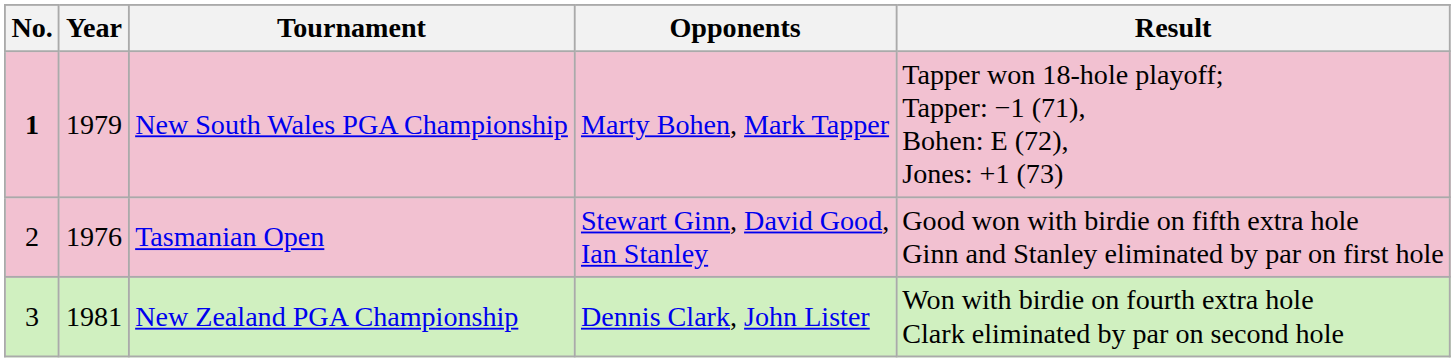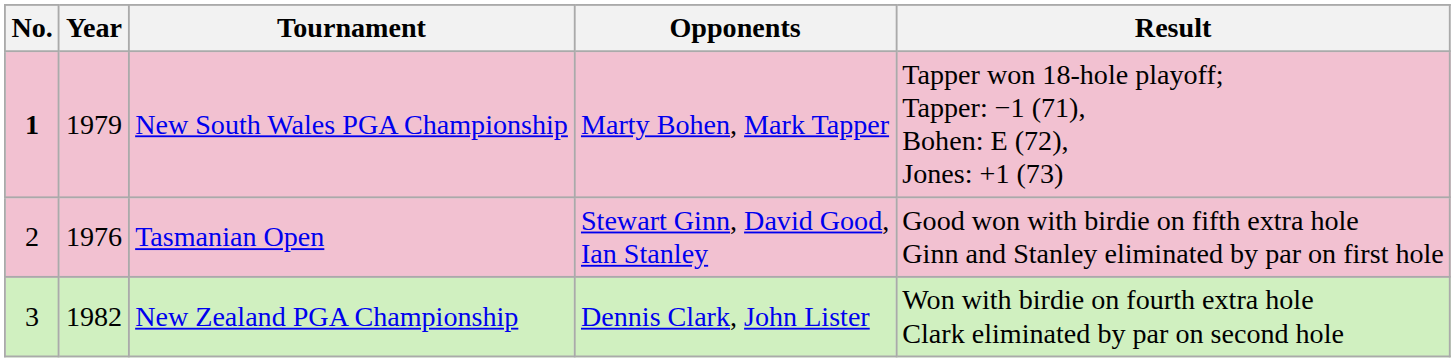(94, 316) 1981 -> (94, 316) 1982
